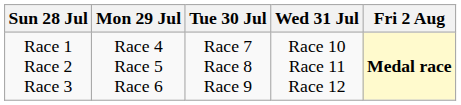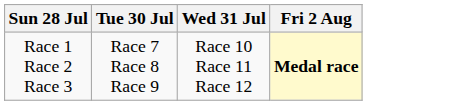- column: (139, 18)
